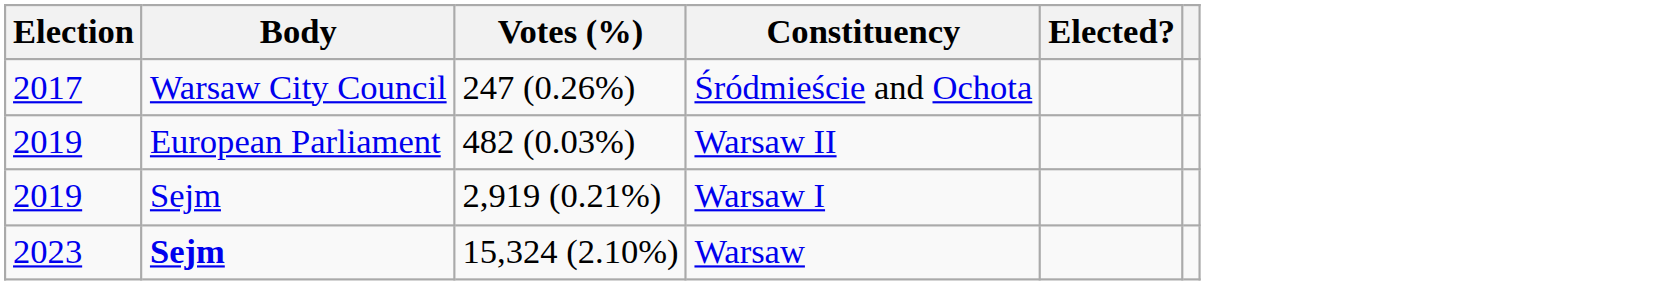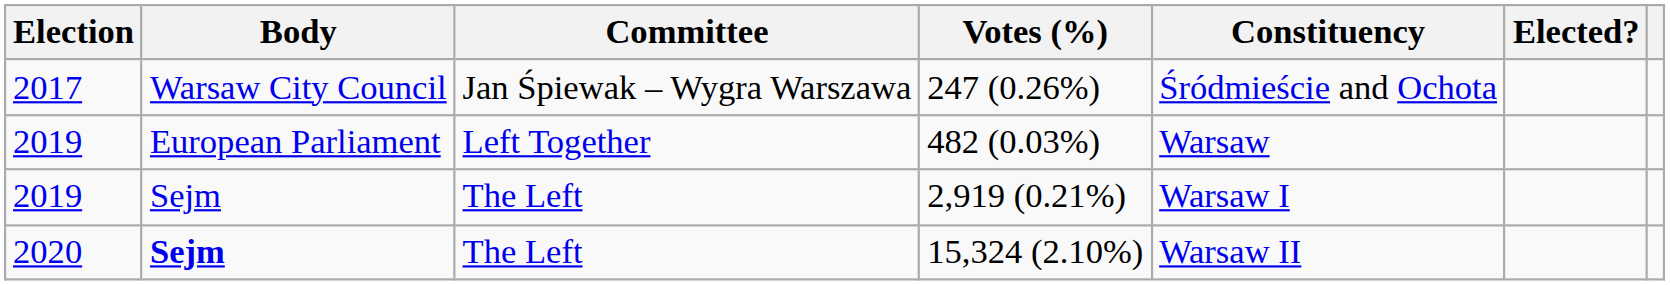+ column: (687, 31)
(766, 141) Warsaw II -> (1214, 141) Warsaw
(48, 251) 2023 -> (48, 251) 2020
(750, 251) Warsaw -> (1230, 251) Warsaw II
